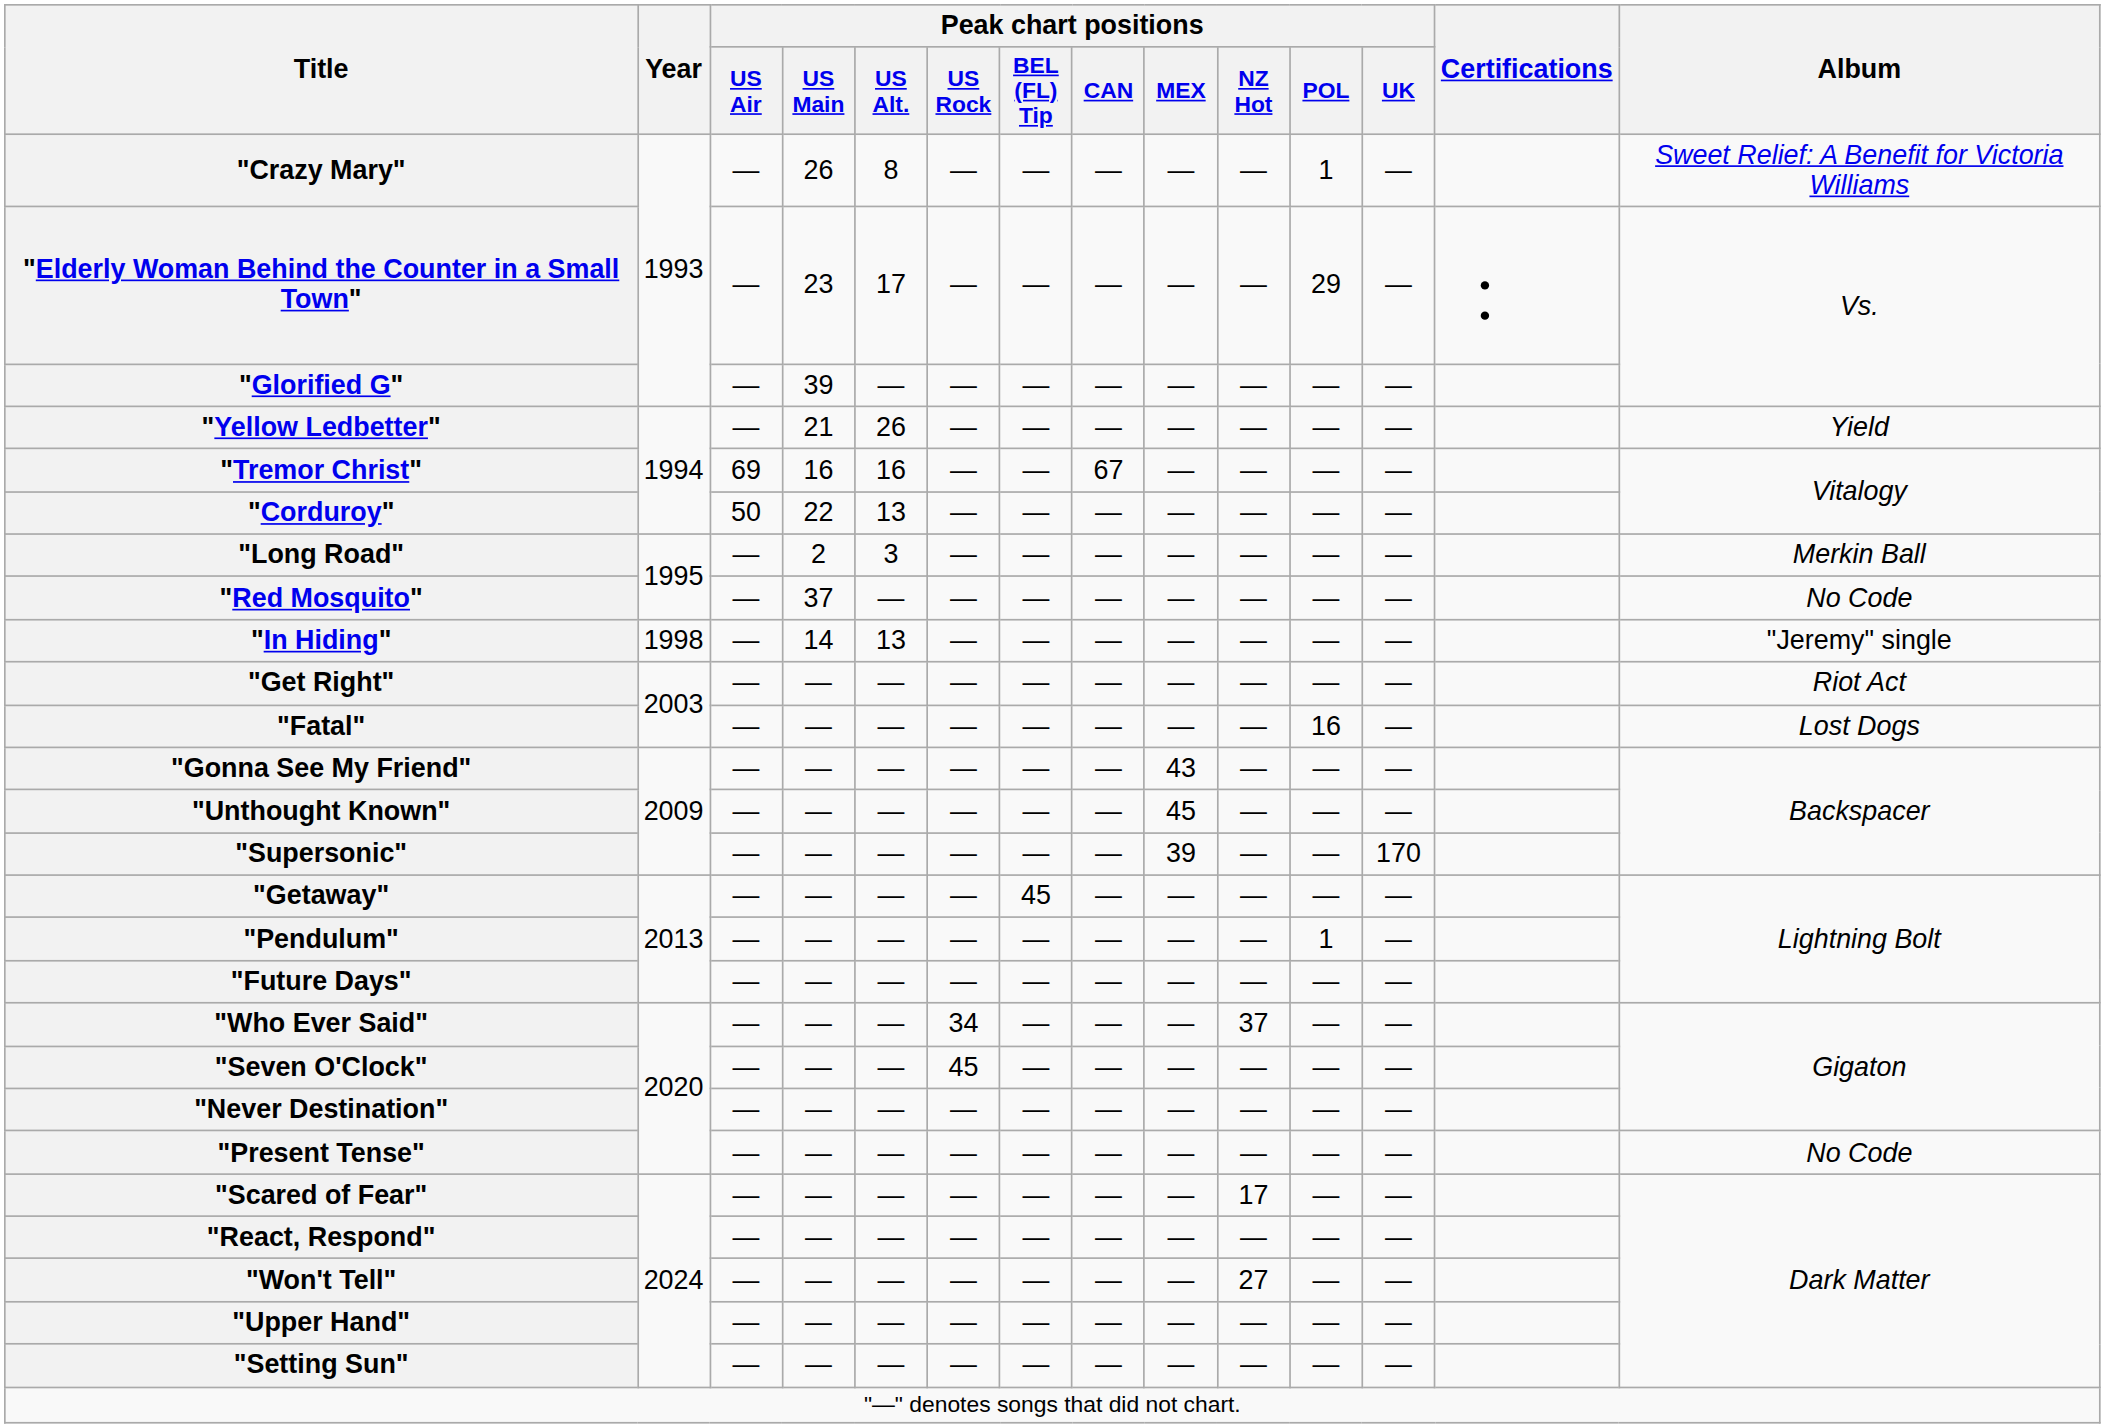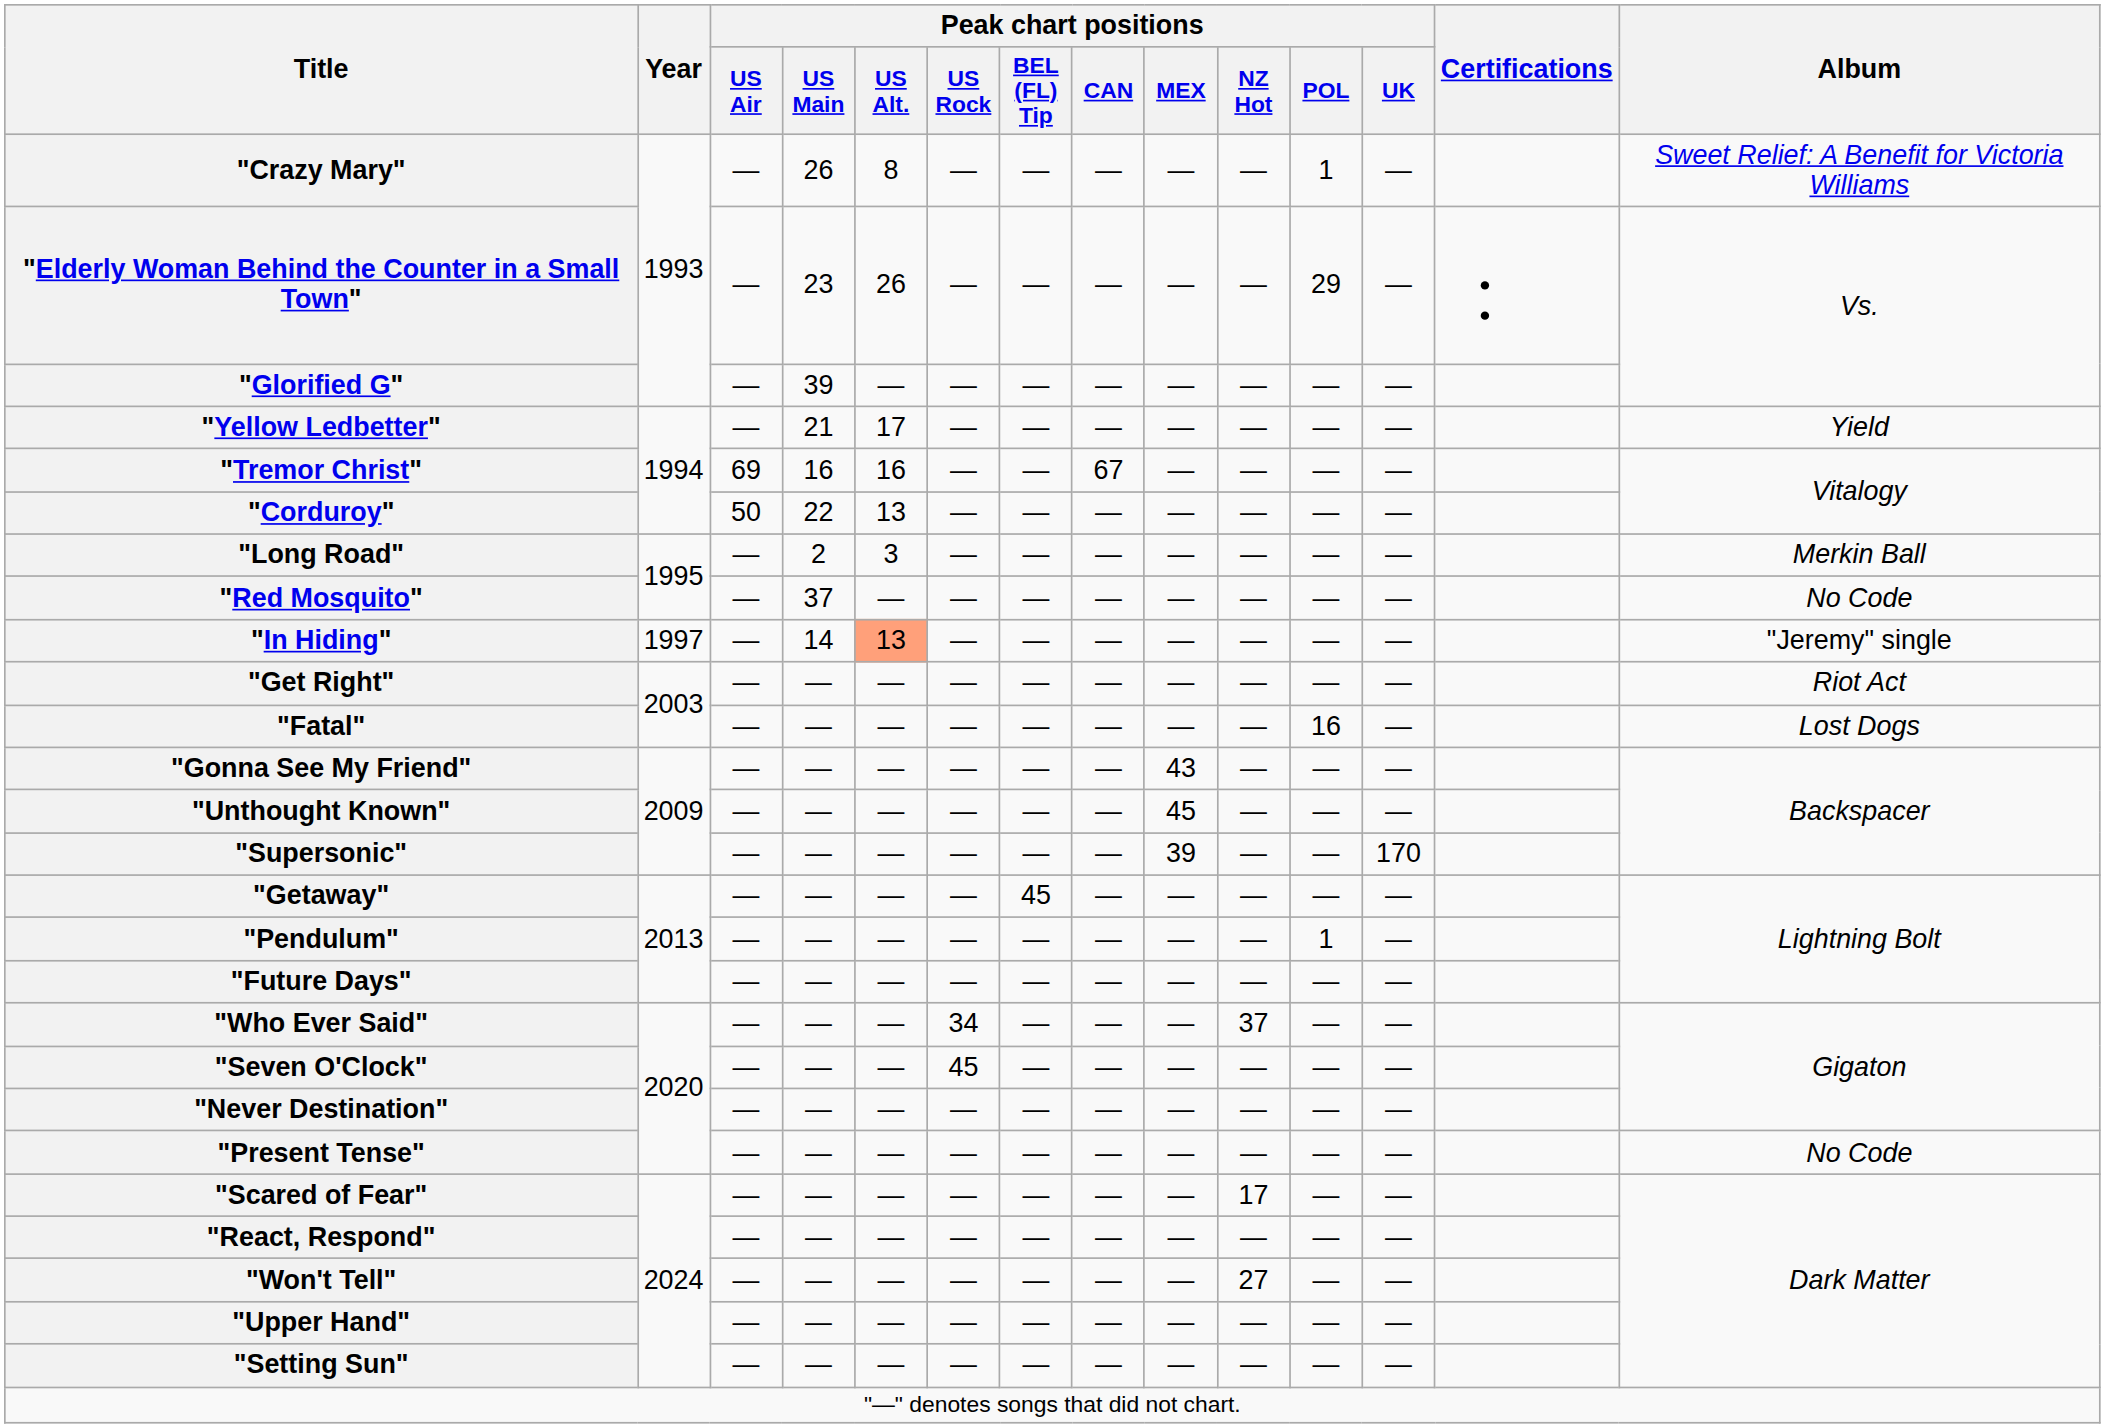(891, 284) 17 -> (891, 284) 26
(891, 427) 26 -> (891, 427) 17
(674, 640) 1998 -> (674, 640) 1997
(891, 640) no background -> (891, 640) lightsalmon background
